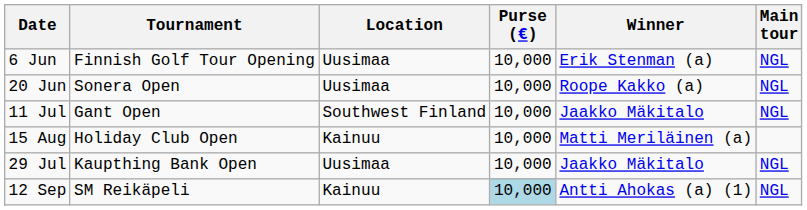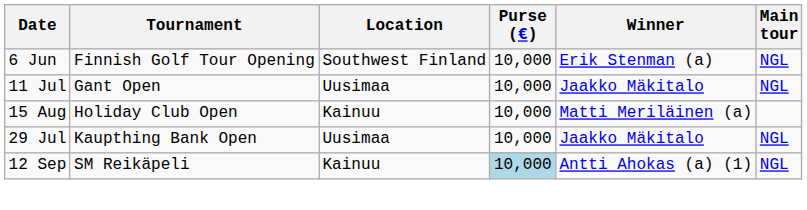(356, 62) Uusimaa -> (404, 62) Southwest Finland
- row: (37, 88)
(404, 114) Southwest Finland -> (356, 88) Uusimaa
